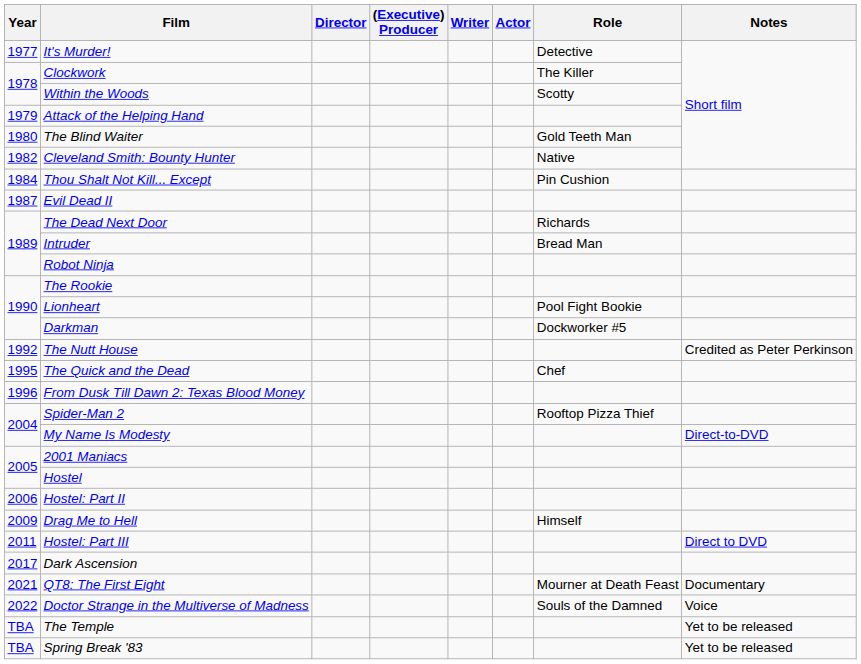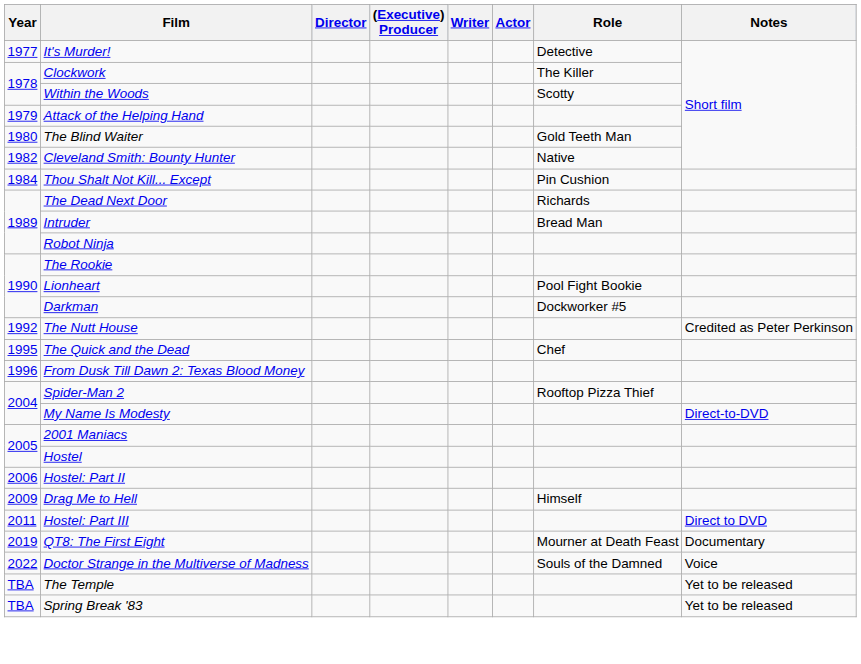- row: (78, 200)
- row: (90, 563)
(22, 584) 2021 -> (22, 541) 2019
